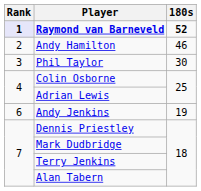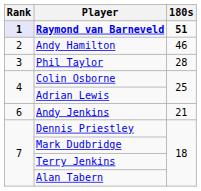(181, 29) 52 -> (181, 29) 51
(181, 62) 30 -> (181, 62) 28
(181, 112) 19 -> (181, 112) 21
